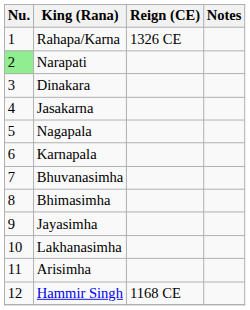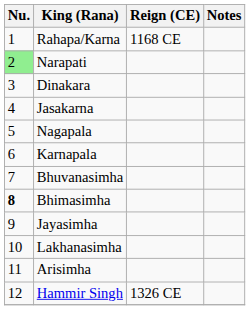(156, 39) 1326 CE -> (155, 39) 1168 CE
(11, 200) normal -> (11, 200) bold
(155, 293) 1168 CE -> (156, 293) 1326 CE
